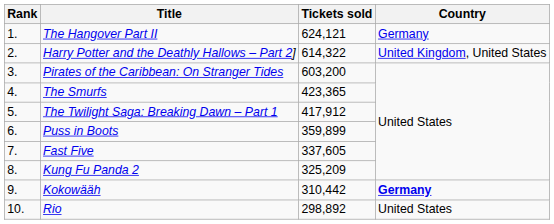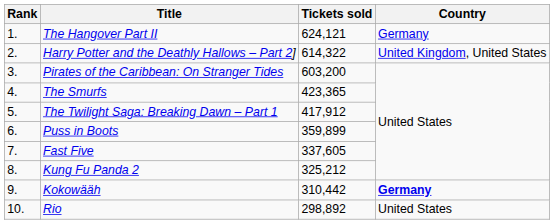(324, 170) 325,209 -> (324, 170) 325,212
